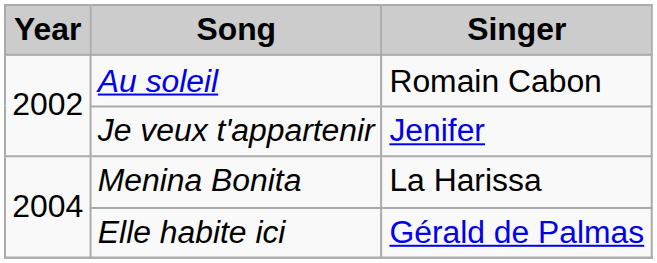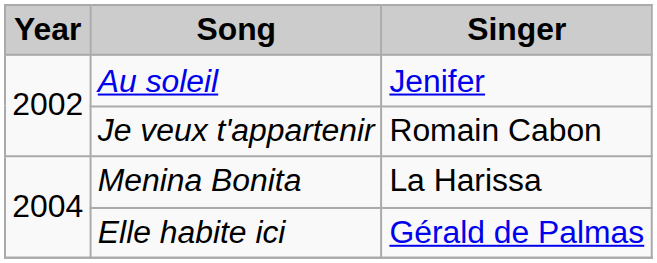(496, 80) Romain Cabon -> (437, 80) Jenifer
(437, 130) Jenifer -> (496, 130) Romain Cabon
